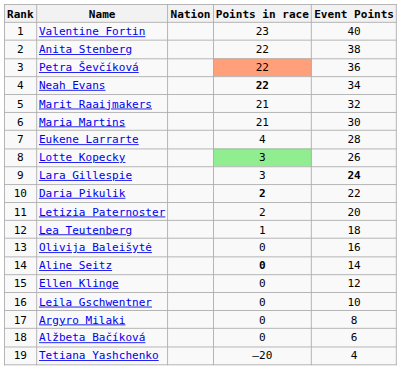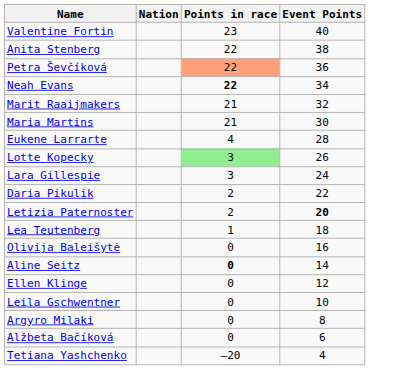- column: (20, 13)
(354, 176) bold -> (322, 176) normal
(262, 194) bold -> (230, 194) normal
(354, 212) normal -> (322, 212) bold
